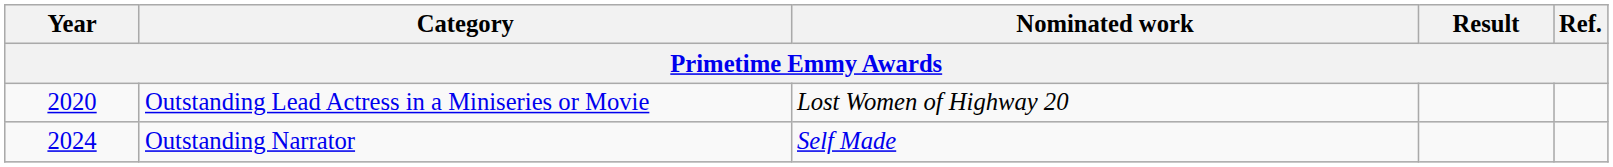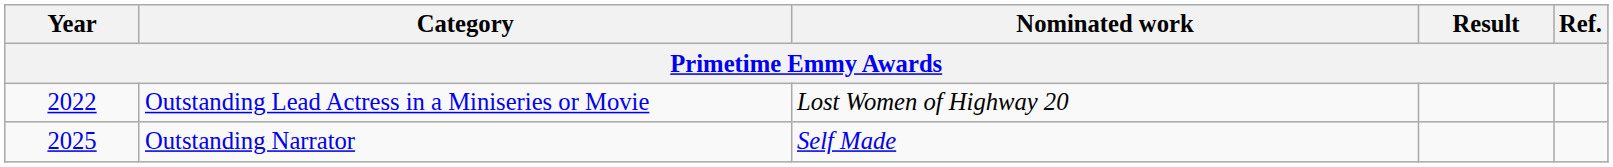(72, 102) 2020 -> (72, 102) 2022
(72, 141) 2024 -> (72, 141) 2025
